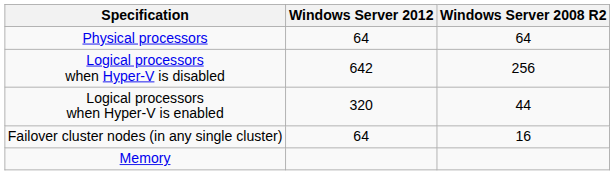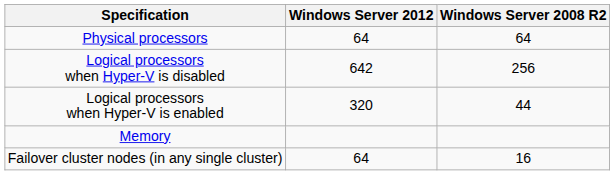rows swapped: (145, 158) <-> (145, 136)
